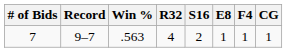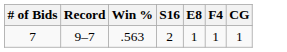- column: (171, 15)
